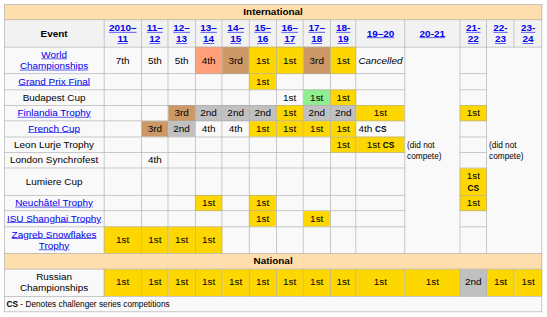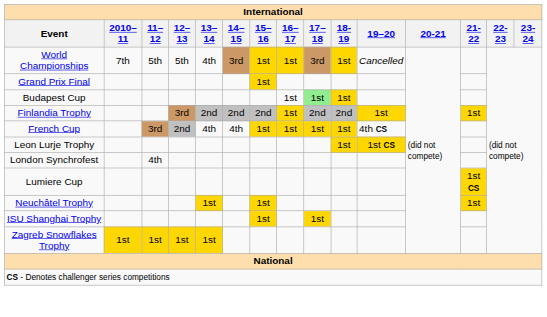(209, 60) lightsalmon background -> (209, 60) no background
- row: (54, 282)
